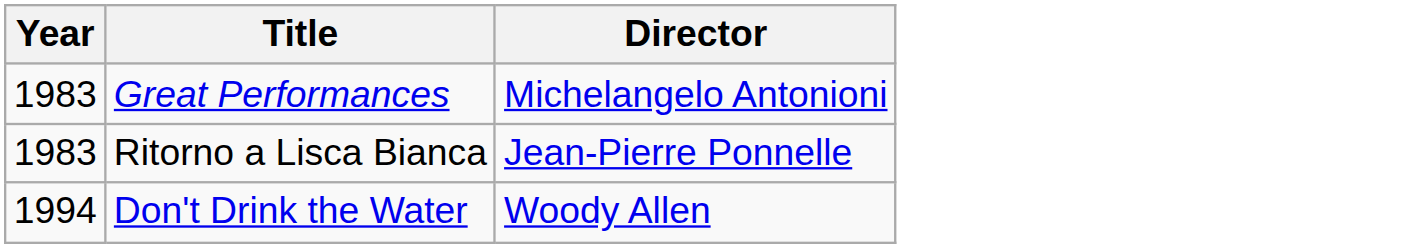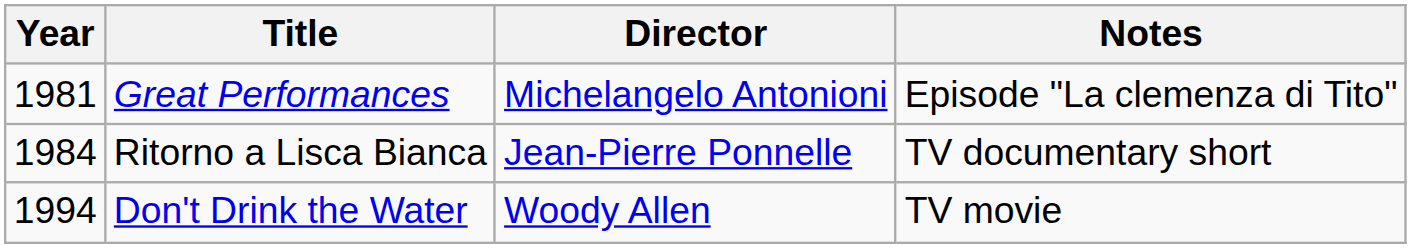+ column: (1151, 34)
(55, 93) 1983 -> (55, 93) 1981
(55, 152) 1983 -> (55, 152) 1984
